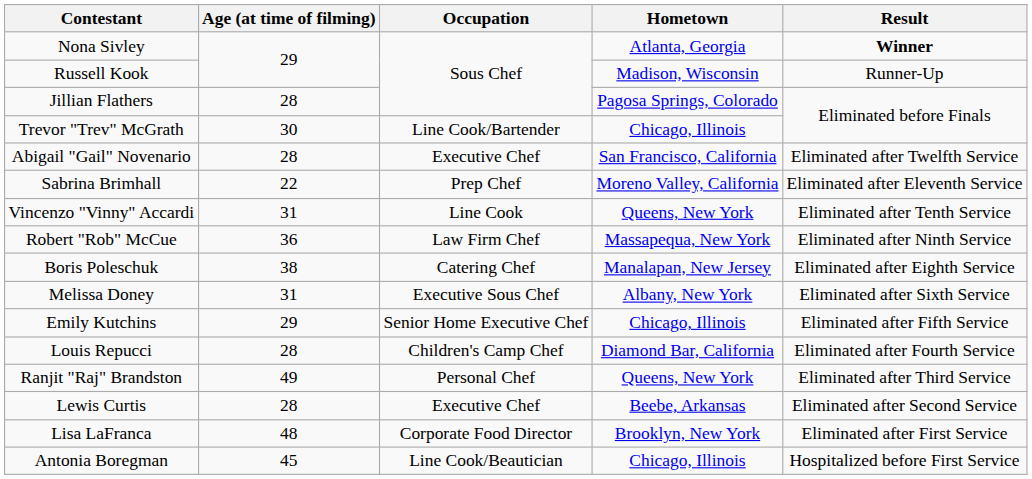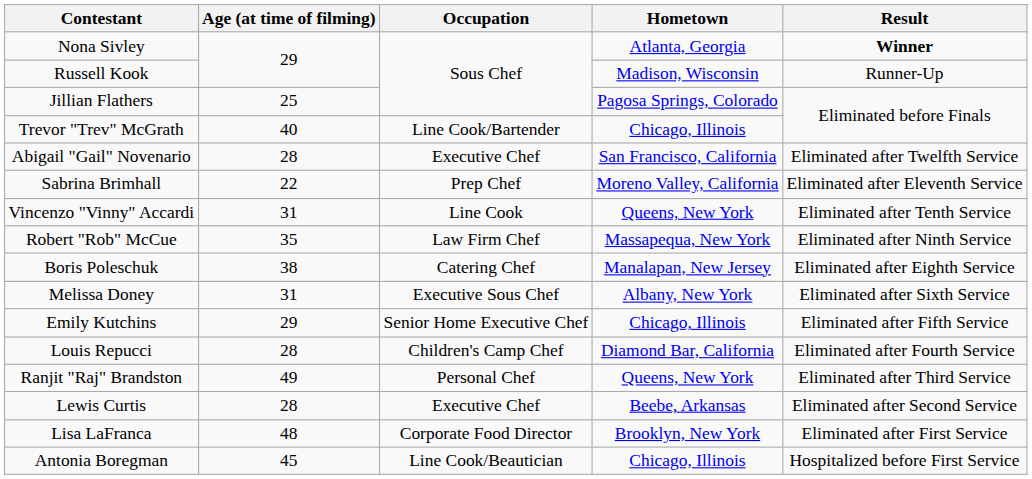(289, 101) 28 -> (289, 101) 25
(289, 128) 30 -> (289, 128) 40
(289, 239) 36 -> (289, 239) 35
